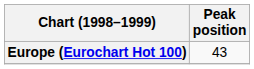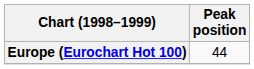(220, 52) 43 -> (220, 52) 44
